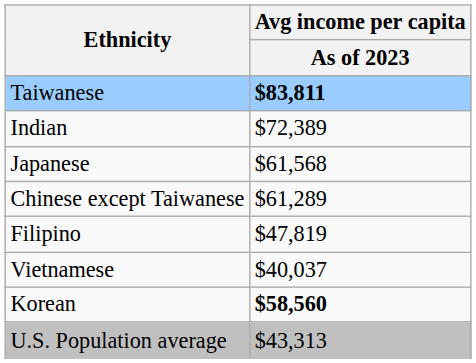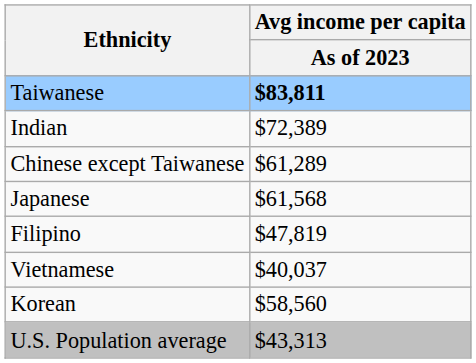rows swapped: (50, 163) <-> (127, 198)
(291, 304) bold -> (291, 304) normal
